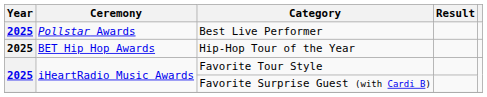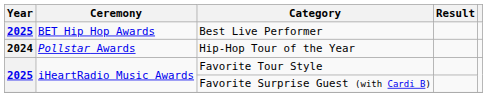(87, 31) Pollstar Awards -> (97, 31) BET Hip Hop Awards
(20, 48) 2025 -> (20, 48) 2024
(97, 48) BET Hip Hop Awards -> (87, 48) Pollstar Awards
